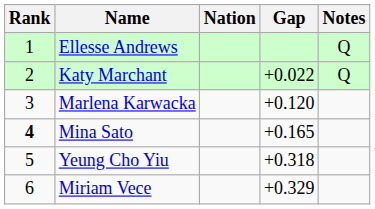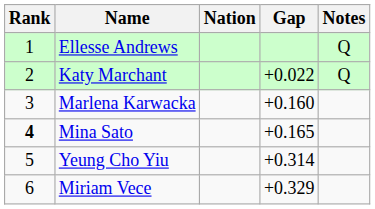(289, 103) +0.120 -> (289, 103) +0.160
(289, 160) +0.318 -> (289, 160) +0.314
